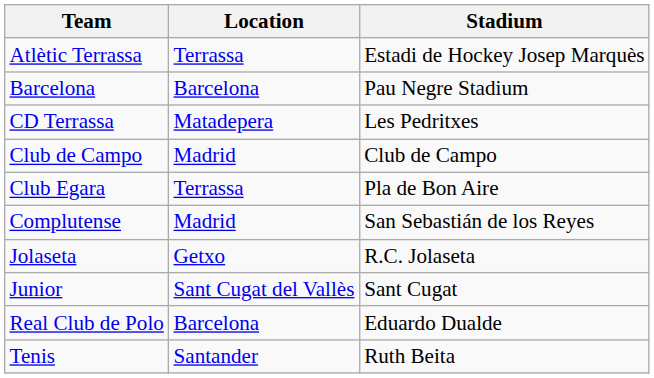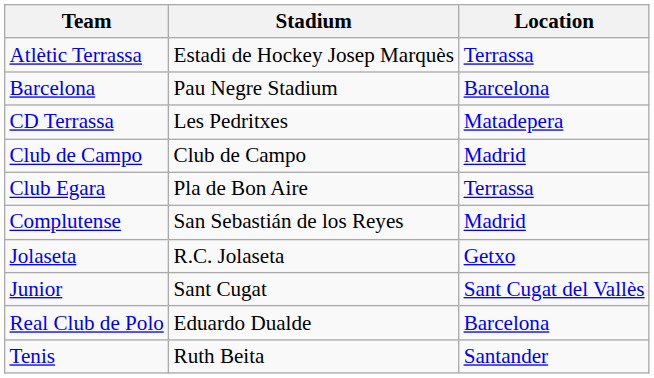columns swapped: (264, 21) <-> (504, 21)
